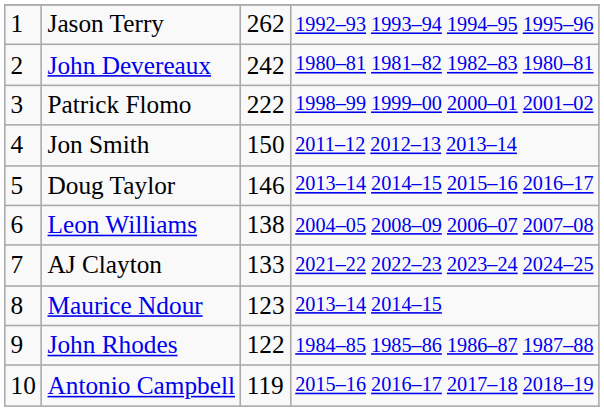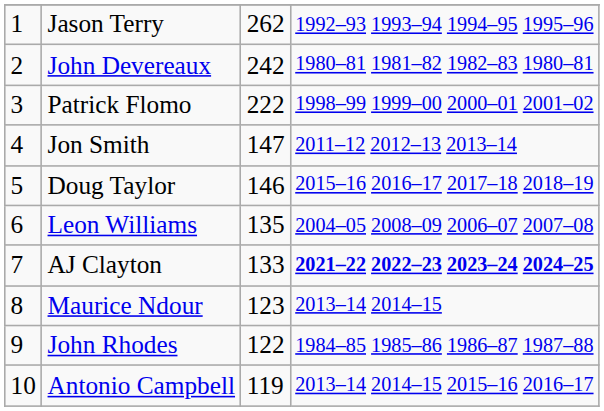(266, 144) 150 -> (266, 144) 147
(444, 184) 2013–14 2014–15 2015–16 2016–17 -> (444, 184) 2015–16 2016–17 2017–18 2018–19
(266, 225) 138 -> (266, 225) 135
(444, 265) normal -> (444, 265) bold
(444, 385) 2015–16 2016–17 2017–18 2018–19 -> (444, 385) 2013–14 2014–15 2015–16 2016–17
